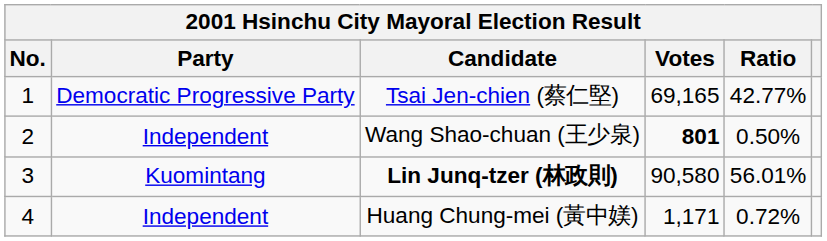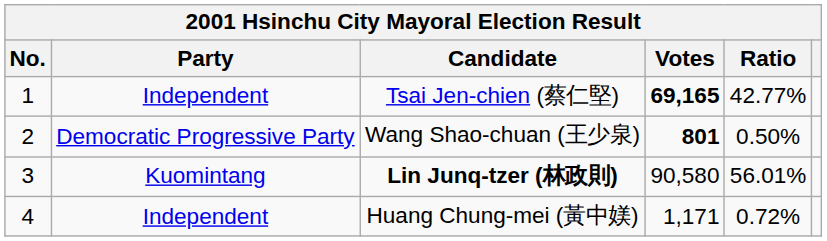(205, 96) Democratic Progressive Party -> (205, 96) Independent
(685, 96) normal -> (685, 96) bold
(205, 136) Independent -> (205, 136) Democratic Progressive Party
